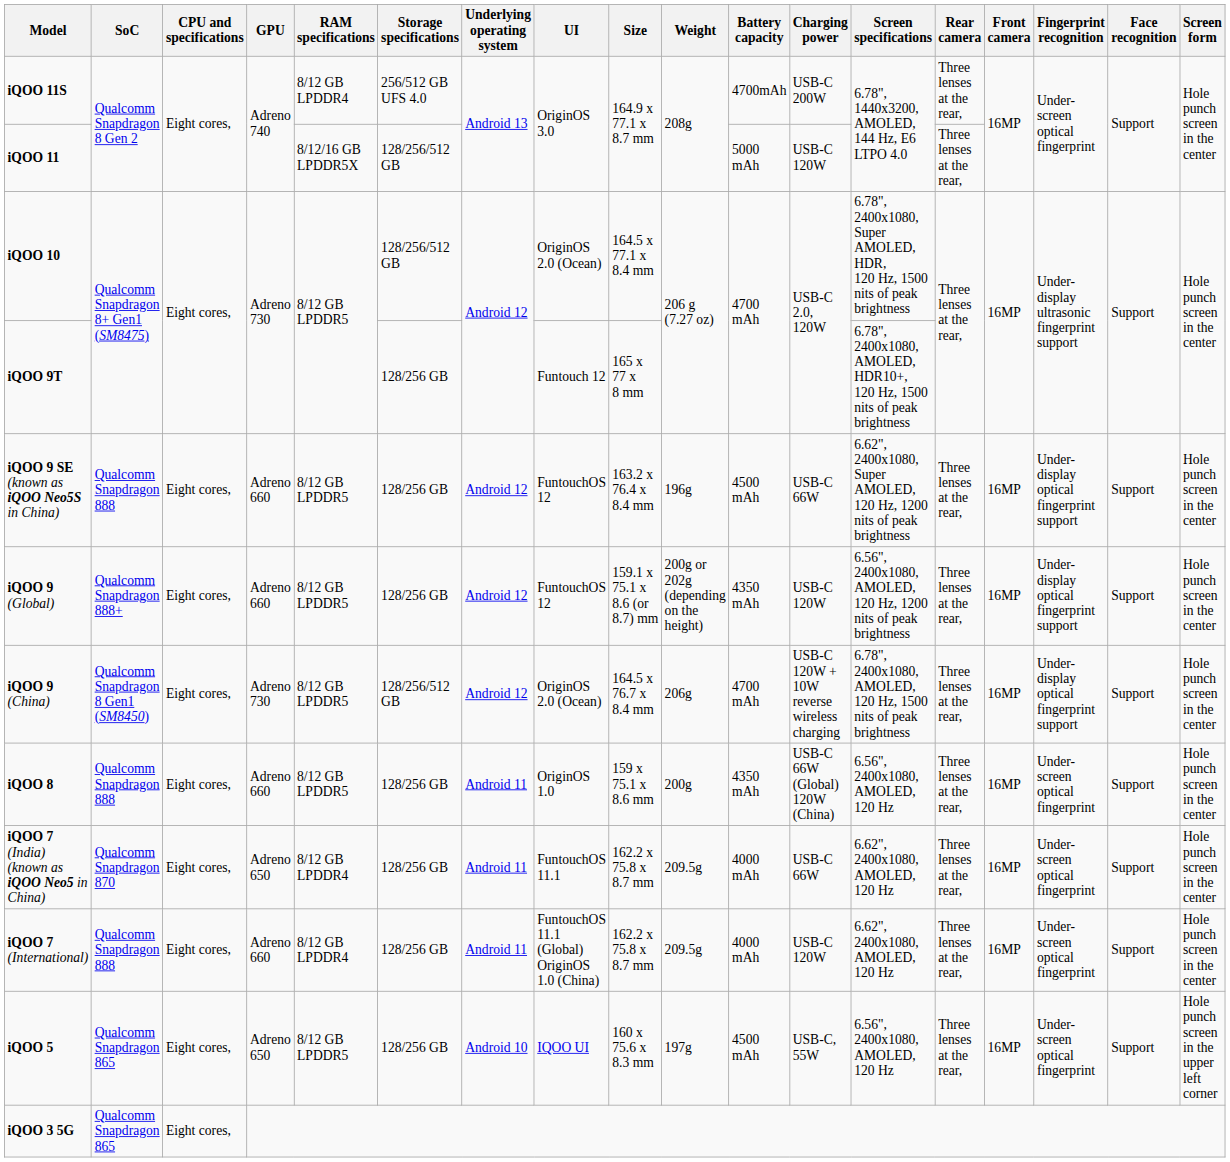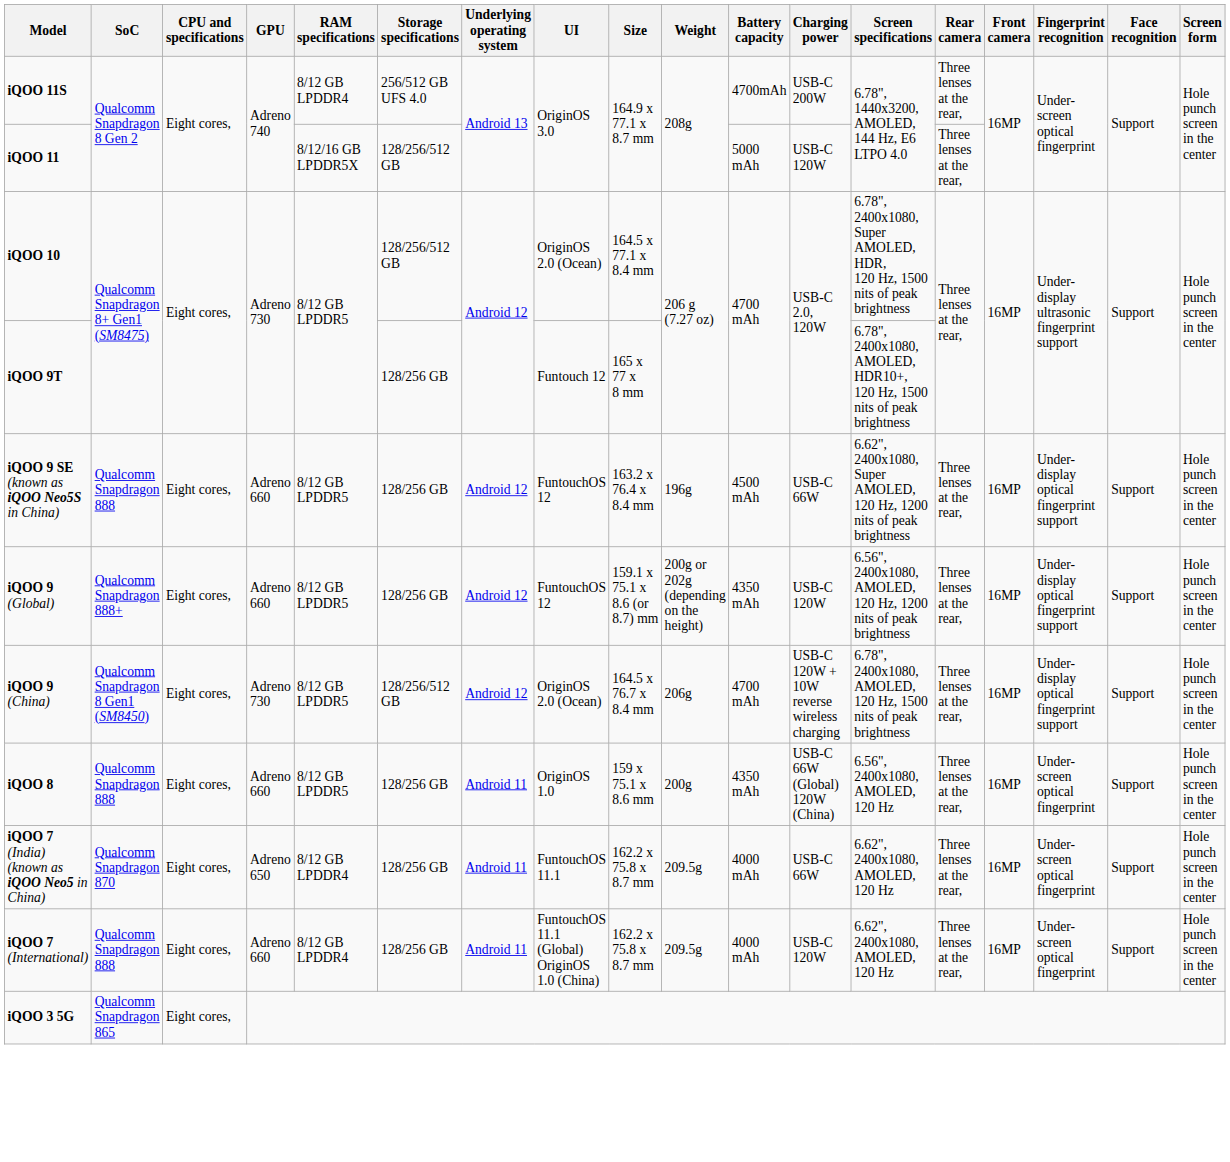- row: (30, 1048)
